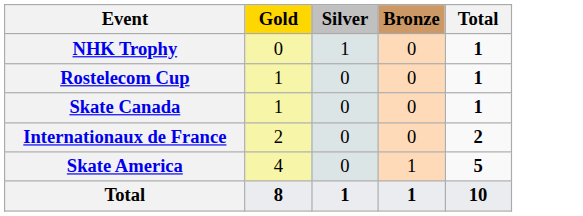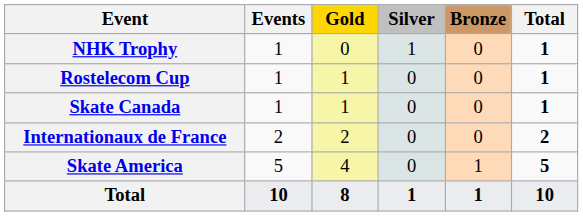+ column: (278, 19)
